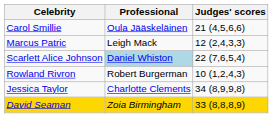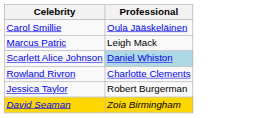- column: (230, 12)
(147, 74) Robert Burgerman -> (149, 74) Charlotte Clements
(149, 89) Charlotte Clements -> (147, 89) Robert Burgerman
